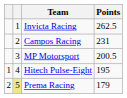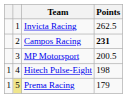(103, 41) normal -> (103, 41) bold
(103, 70) 195 -> (103, 70) 198
(9, 85) 2 -> (9, 85) 1
